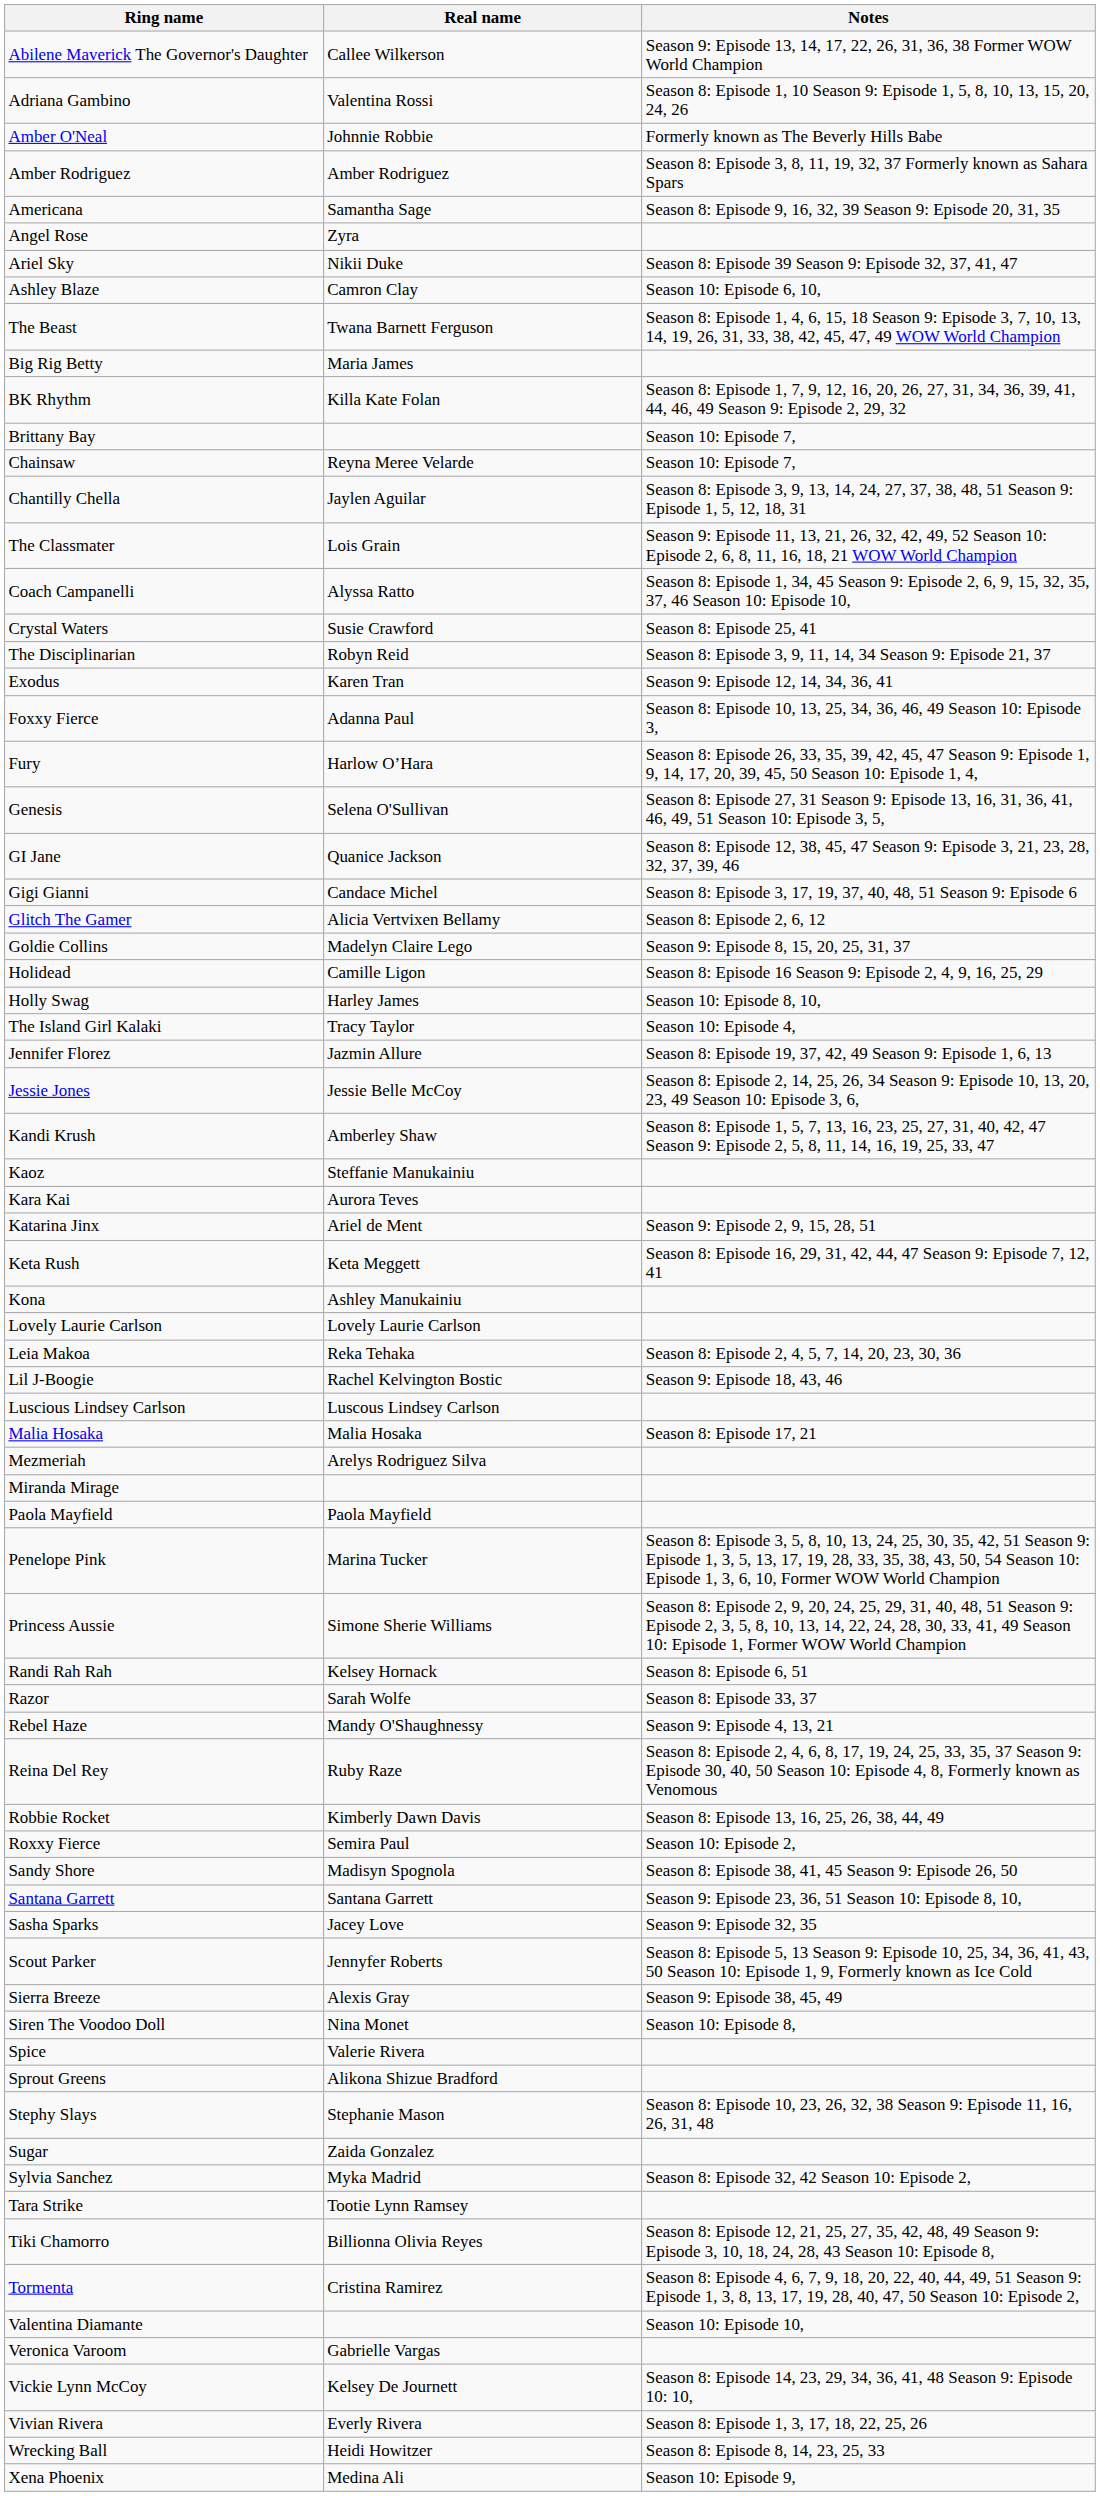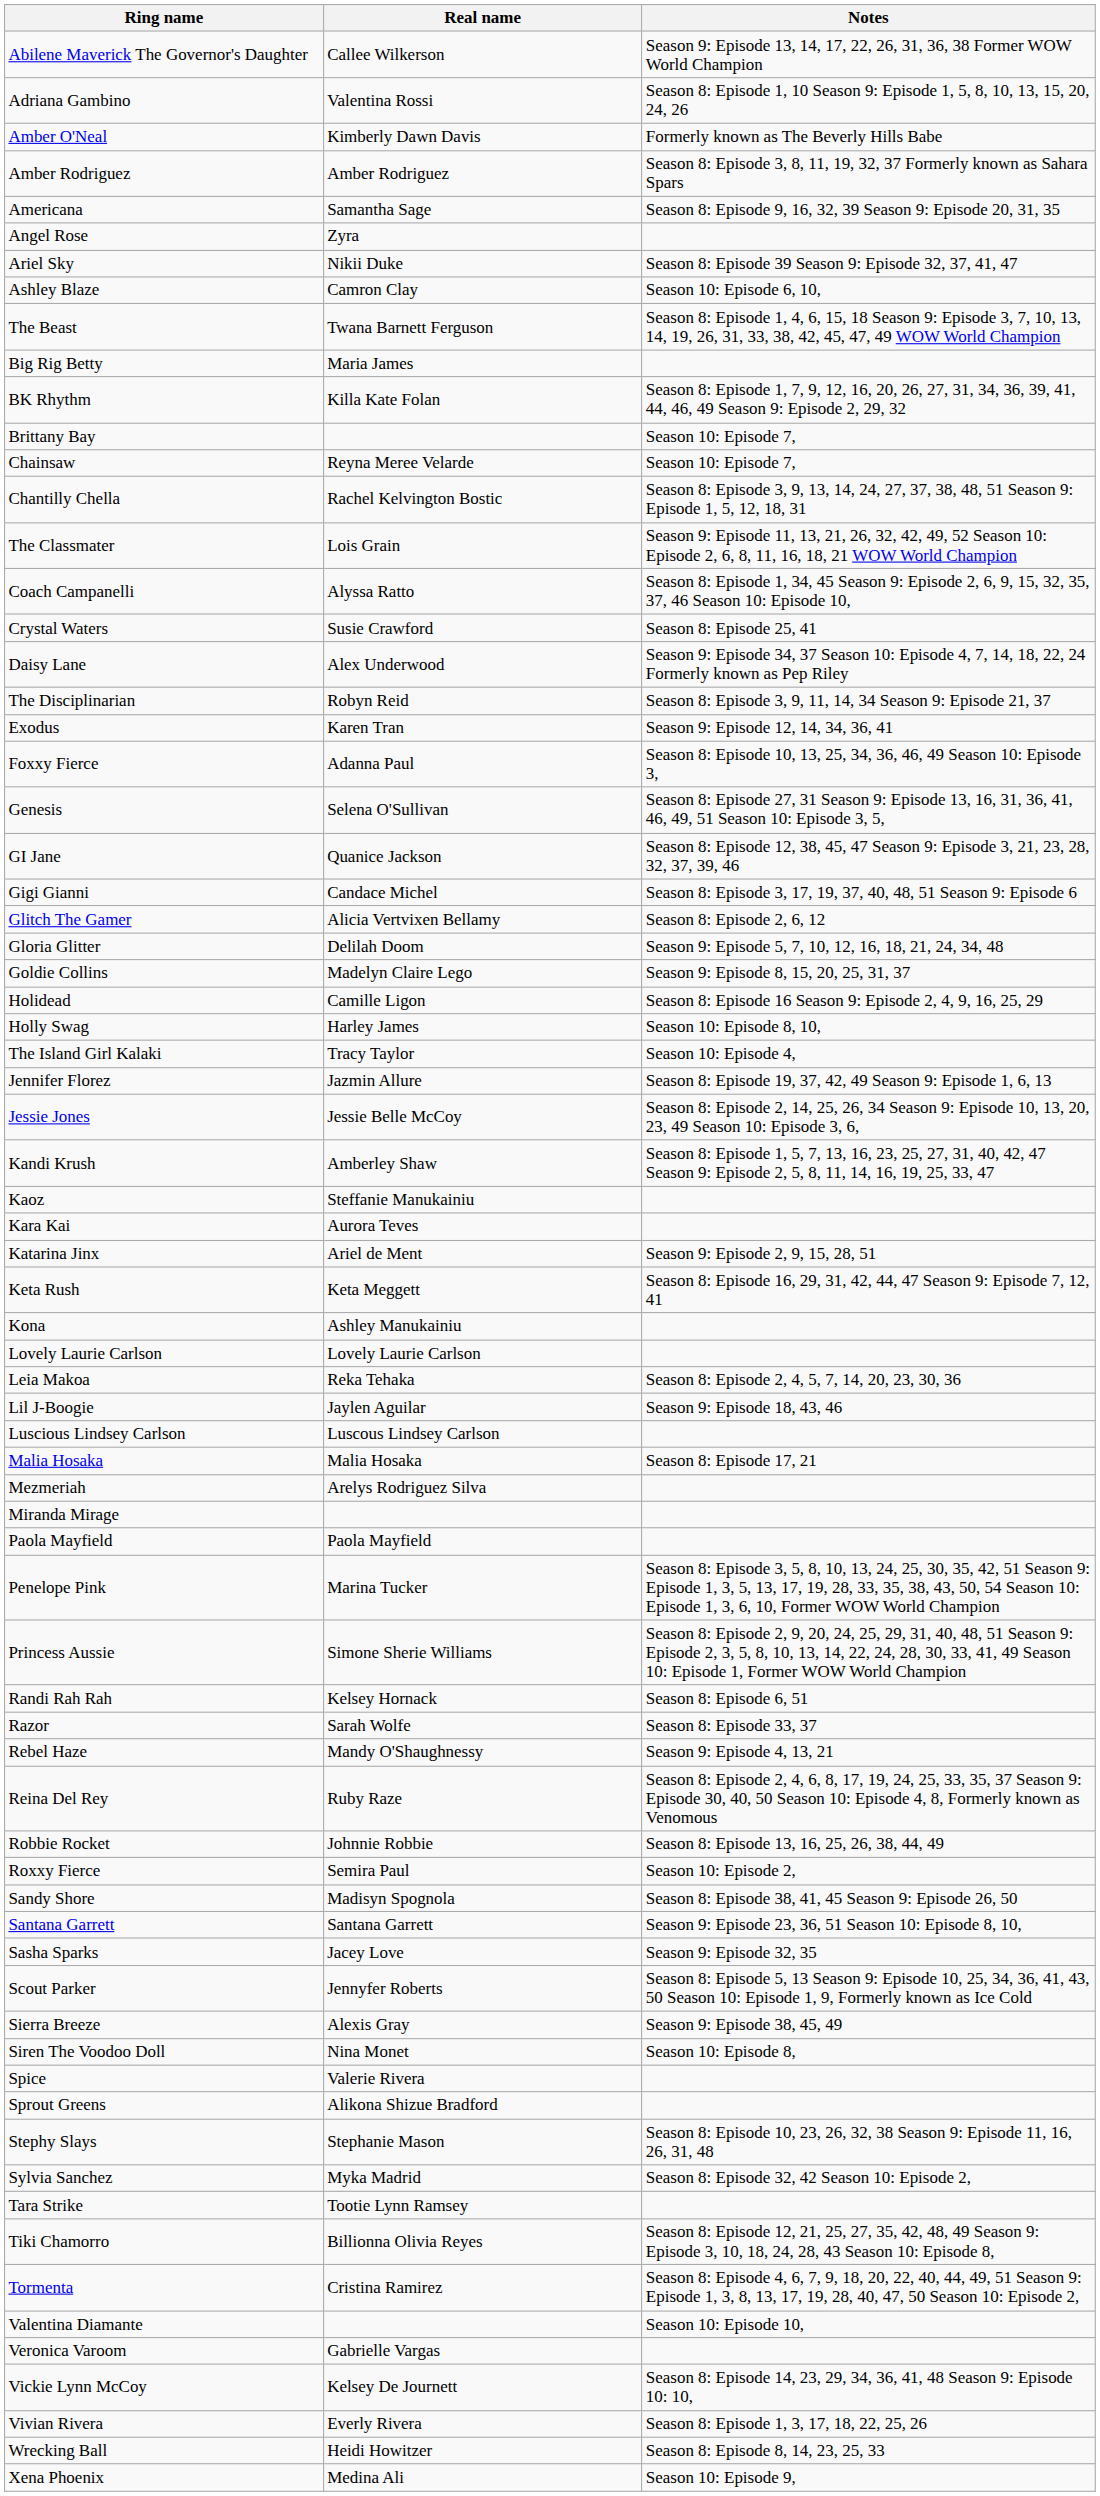(380, 136) Johnnie Robbie -> (404, 136) Kimberly Dawn Davis
(376, 499) Jaylen Aguilar -> (415, 499) Rachel Kelvington Bostic
+ row: (47, 664)
- row: (24, 764)
+ row: (54, 946)
(415, 1380) Rachel Kelvington Bostic -> (376, 1406) Jaylen Aguilar
(404, 1817) Kimberly Dawn Davis -> (380, 1844) Johnnie Robbie
- row: (28, 2151)
